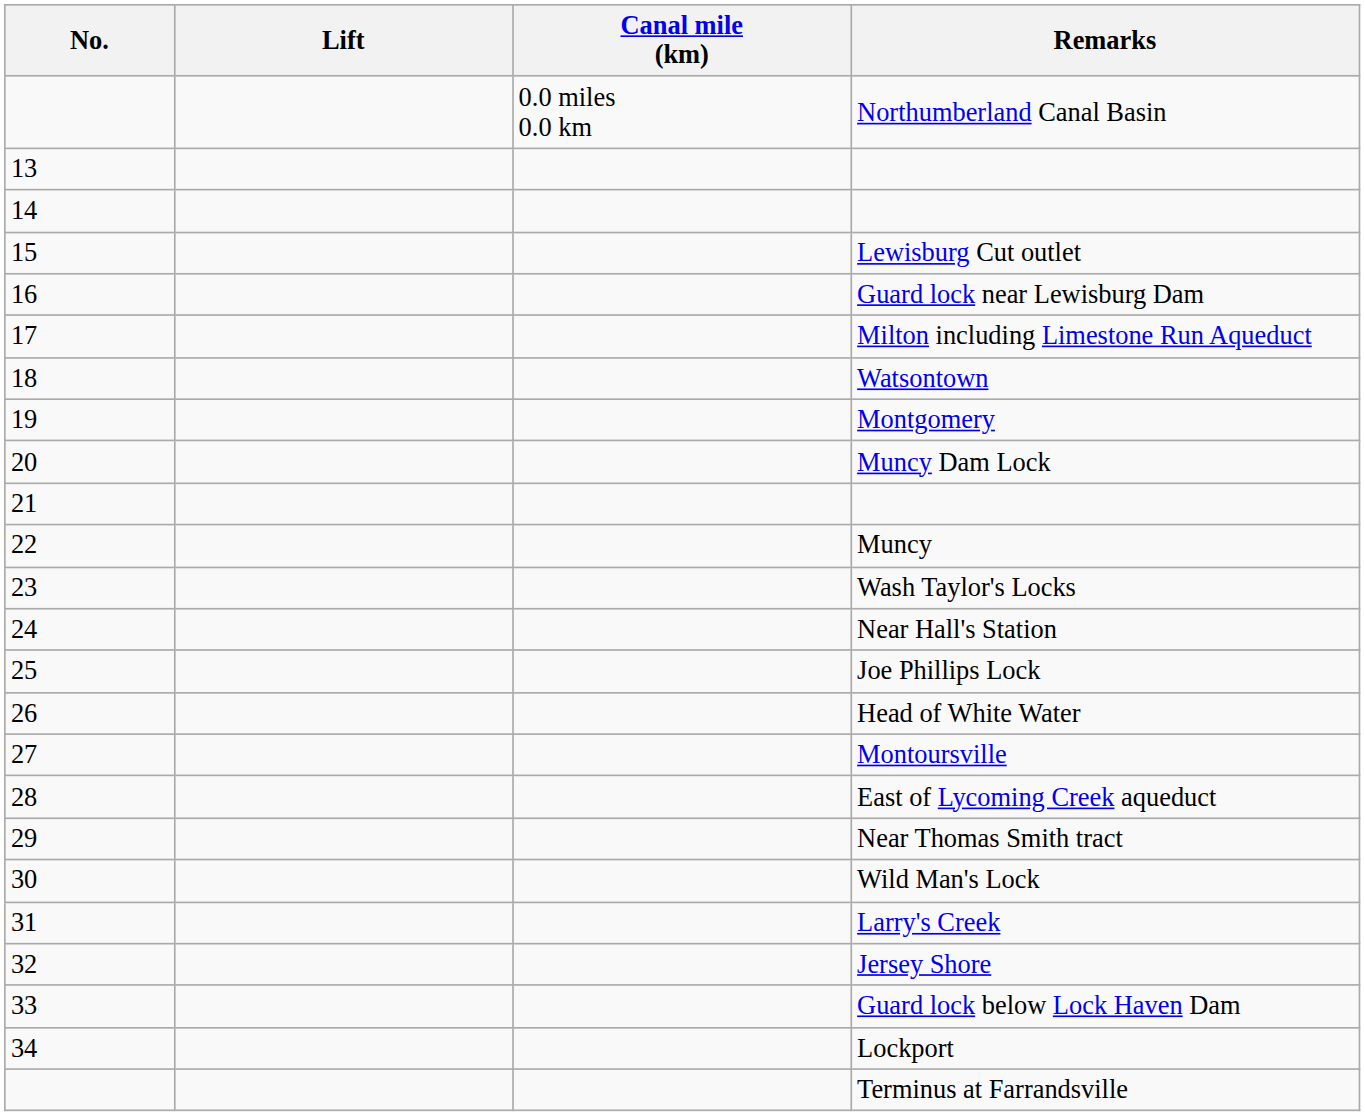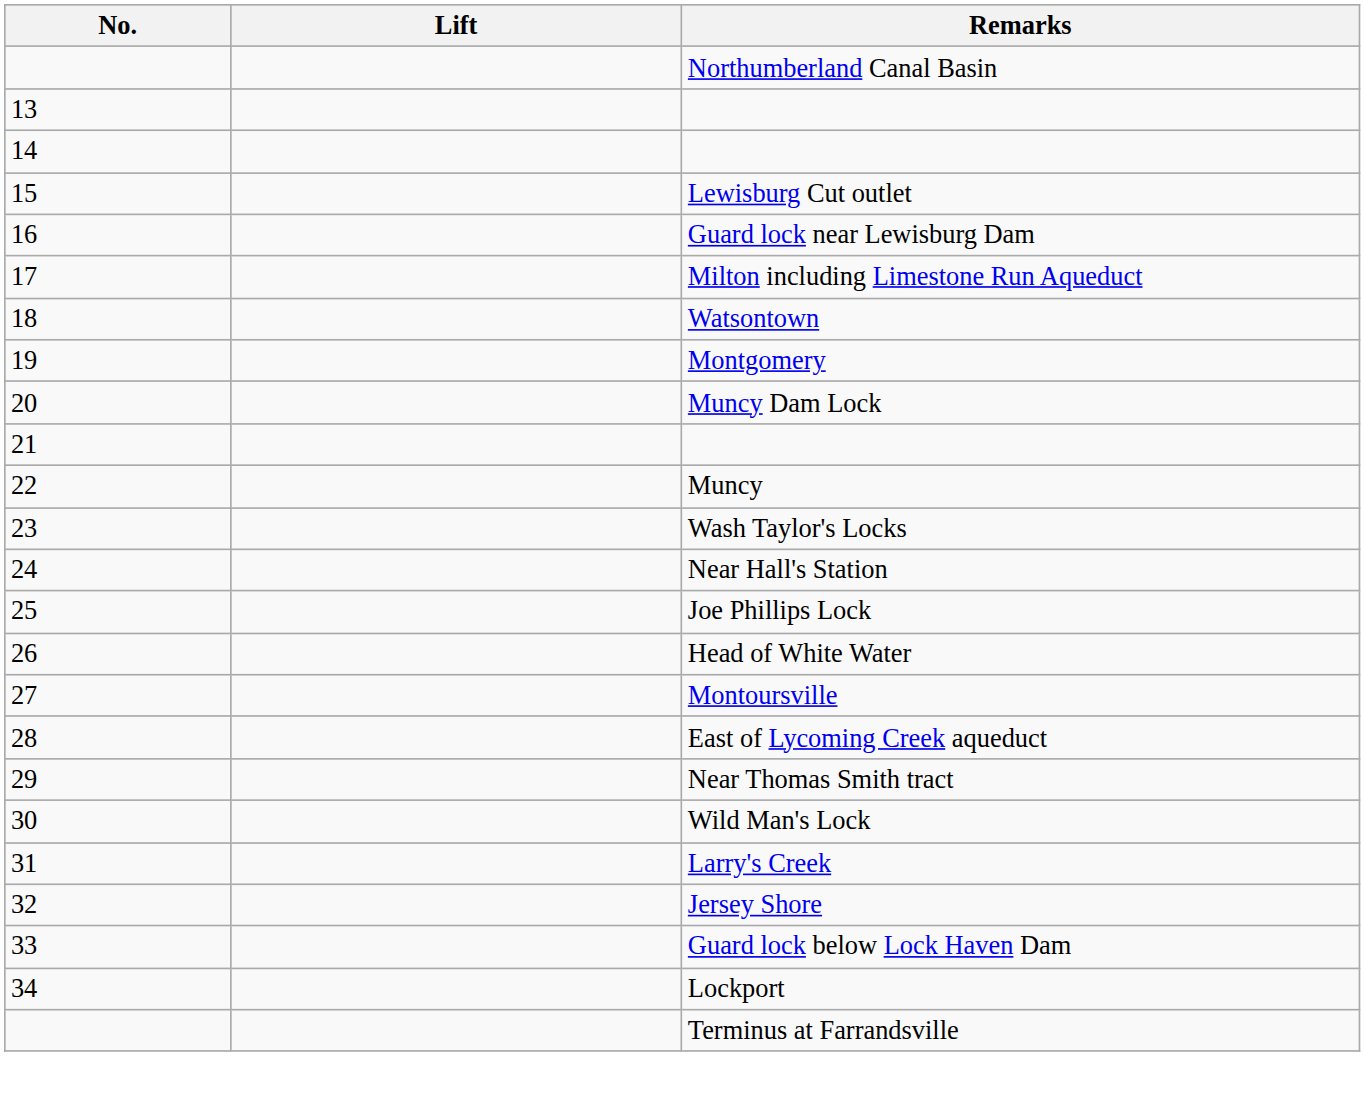- column: (682, 40)
